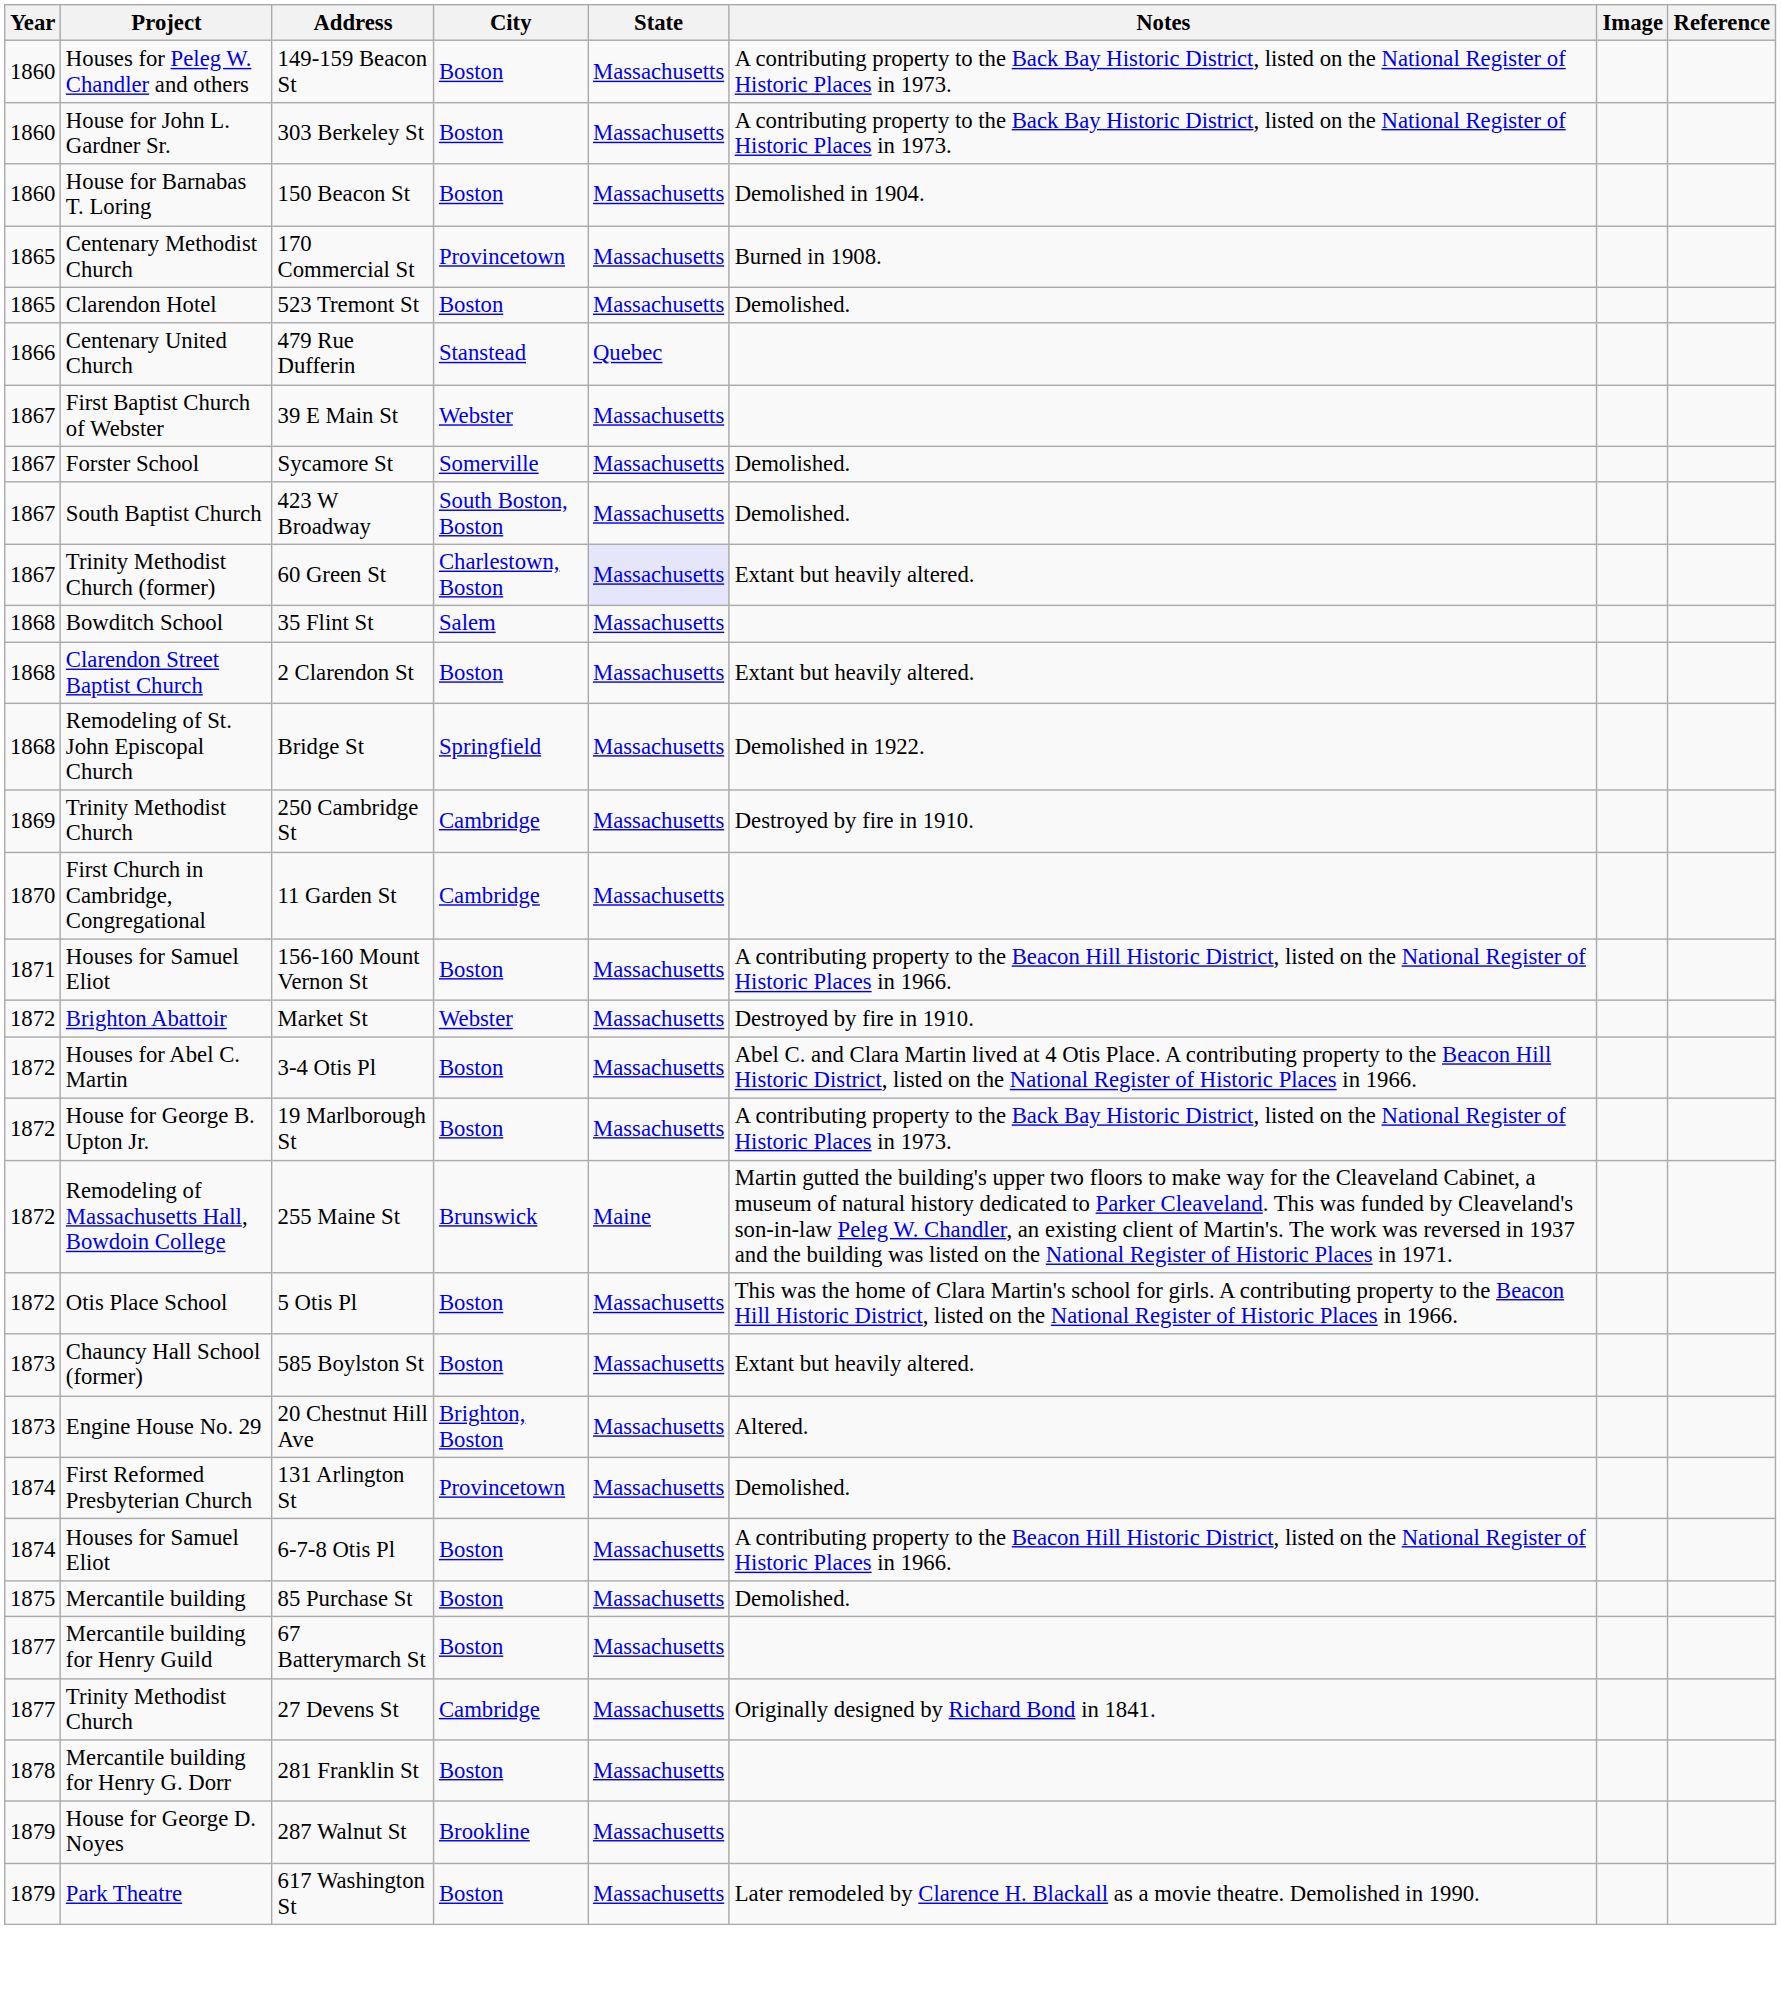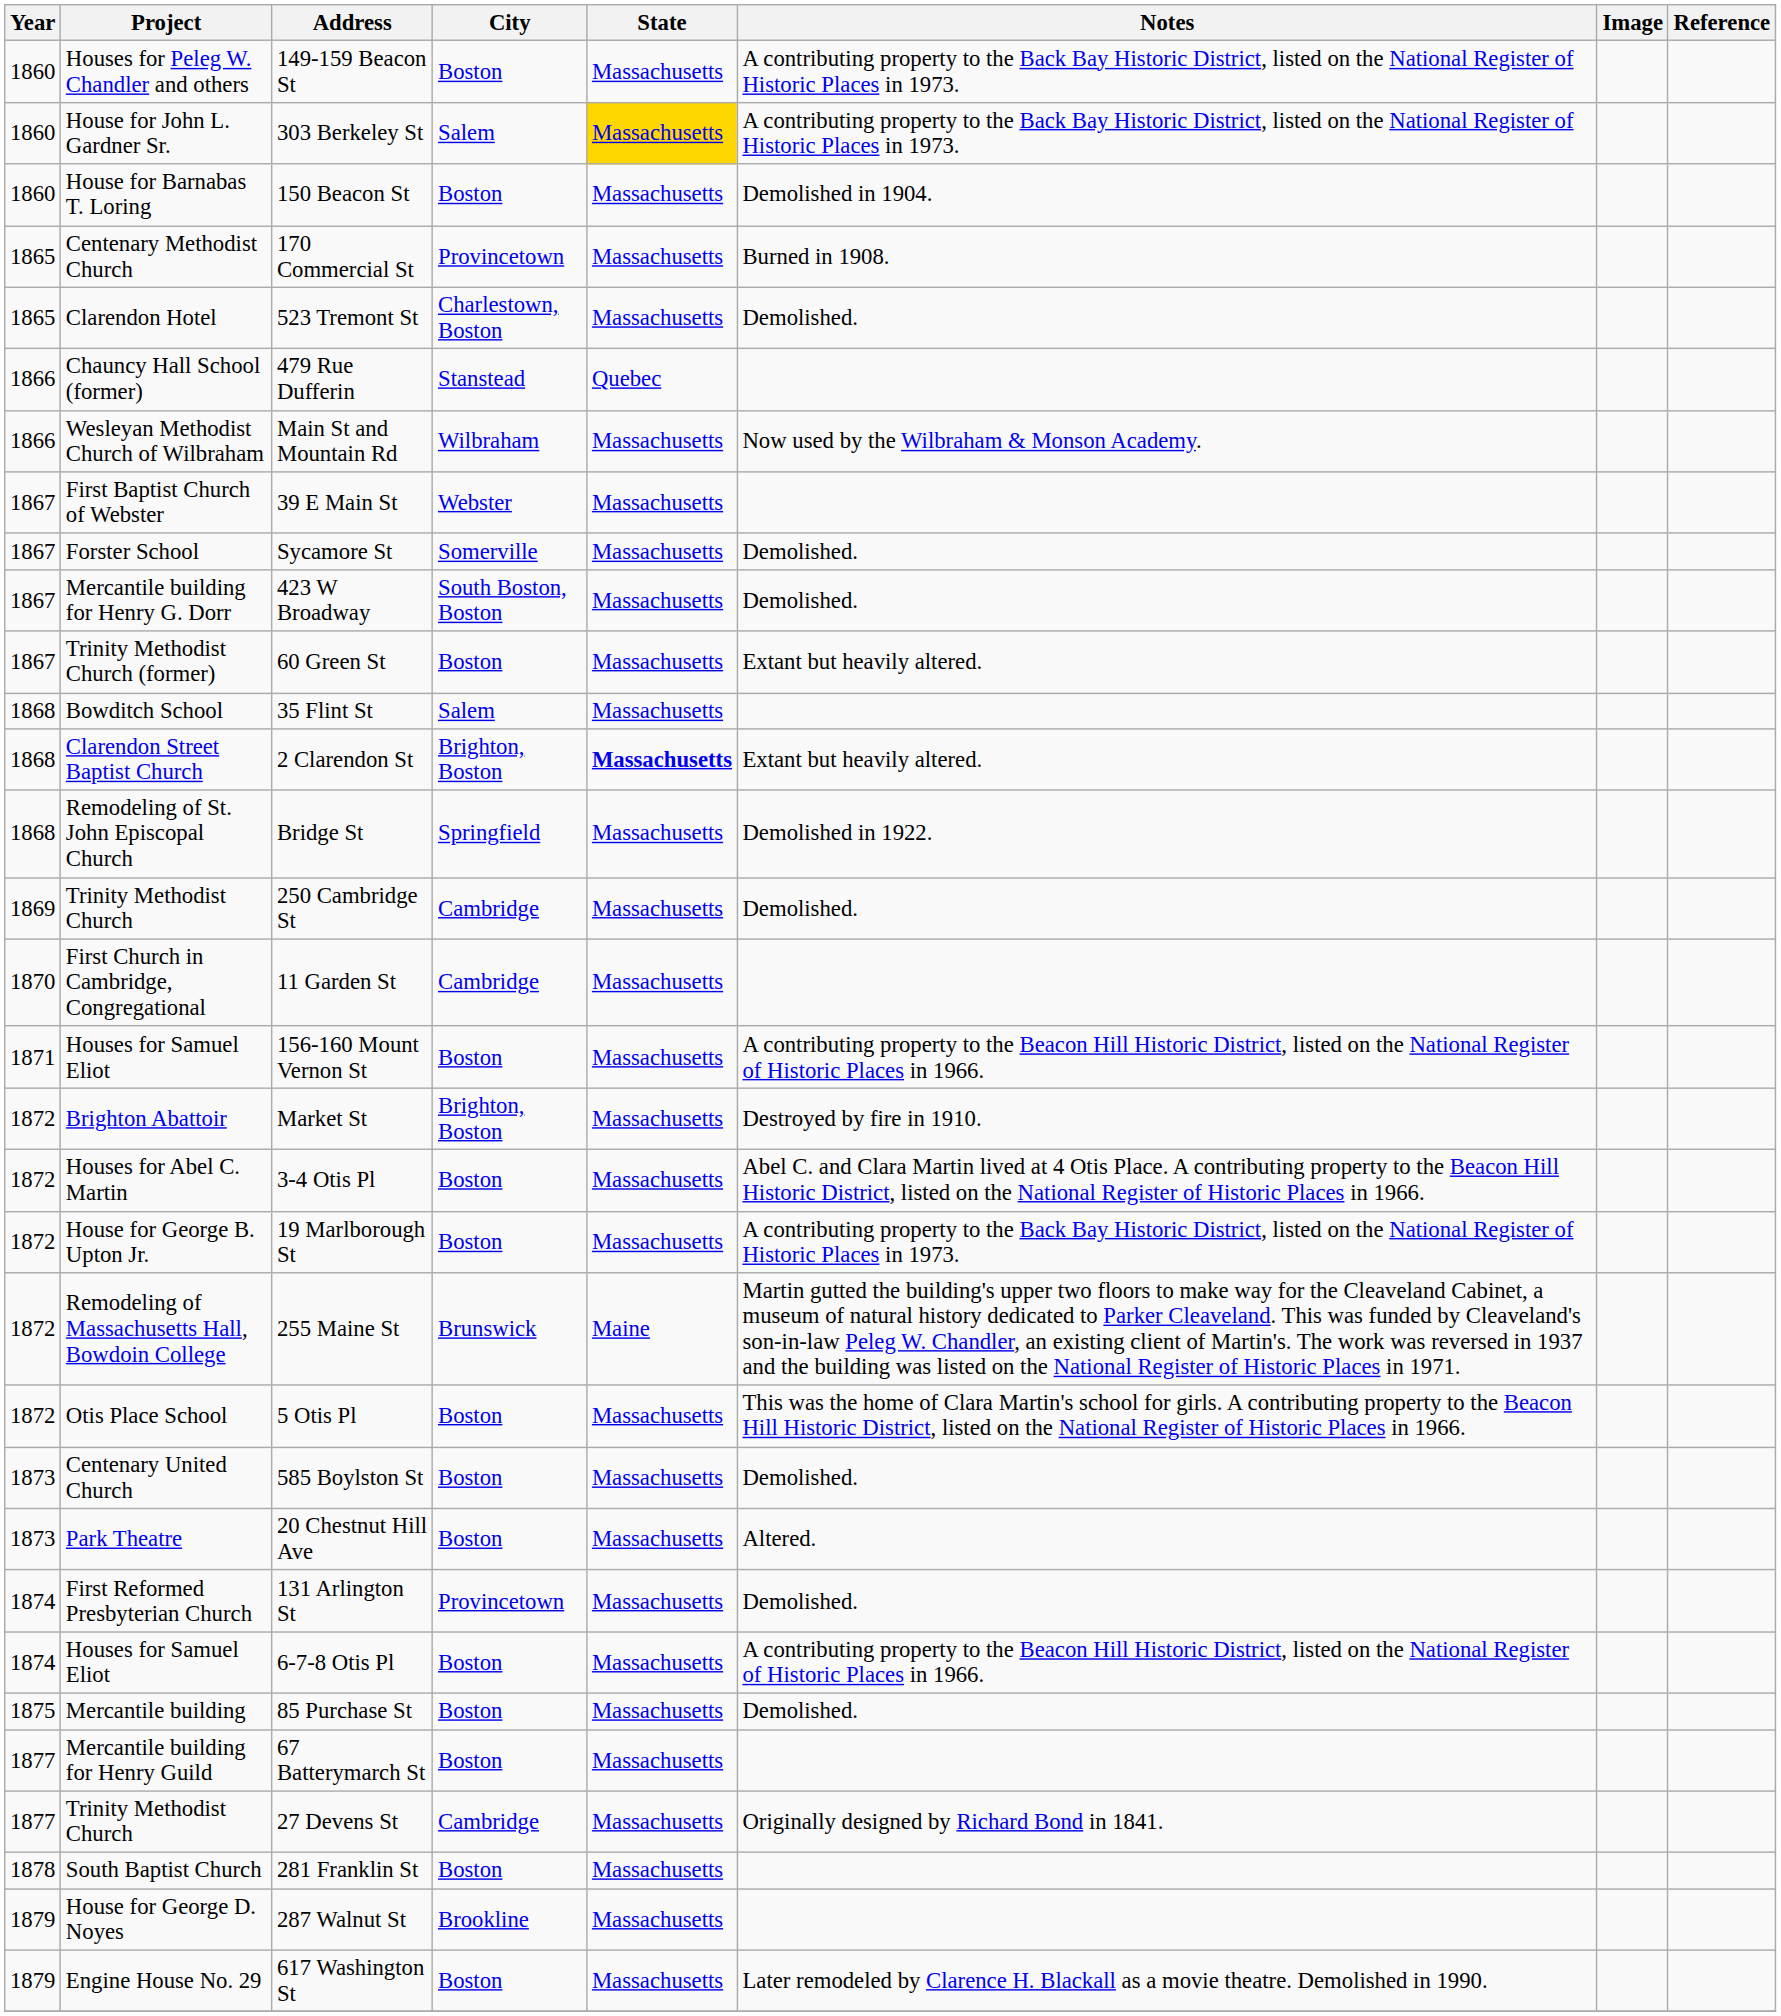(471, 132) Boston -> (466, 132) Salem
(659, 132) no background -> (658, 132) gold background
(471, 304) Boston -> (498, 317) Charlestown, Boston
(146, 353) Centenary United Church -> (163, 379) Chauncy Hall School (former)
+ row: (337, 440)
(164, 512) South Baptist Church -> (156, 600) Mercantile building for Henry G. Dorr
(499, 574) Charlestown, Boston -> (470, 661) Boston
(659, 574) lavender background -> (658, 661) no background
(471, 672) Boston -> (481, 759) Brighton, Boston
(659, 672) normal -> (662, 759) bold
(854, 820) Destroyed by fire in 1910. -> (800, 908) Demolished.
(476, 1018) Webster -> (481, 1118) Brighton, Boston
(163, 1364) Chauncy Hall School (former) -> (146, 1477) Centenary United Church
(855, 1364) Extant but heavily altered. -> (800, 1477) Demolished.
(164, 1426) Engine House No. 29 -> (124, 1539) Park Theatre
(482, 1426) Brighton, Boston -> (470, 1539) Boston
(156, 1770) Mercantile building for Henry G. Dorr -> (164, 1870) South Baptist Church
(124, 1893) Park Theatre -> (164, 1980) Engine House No. 29
